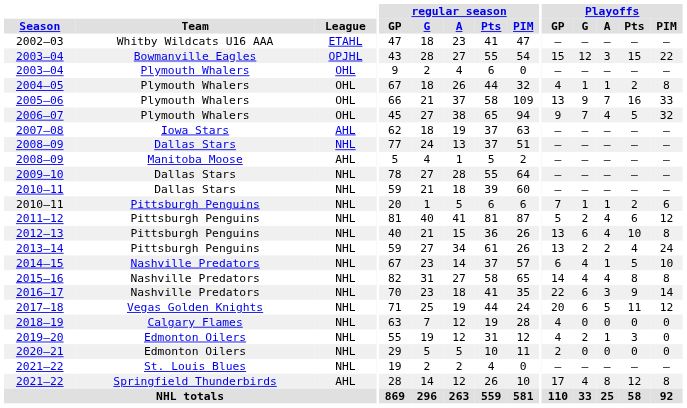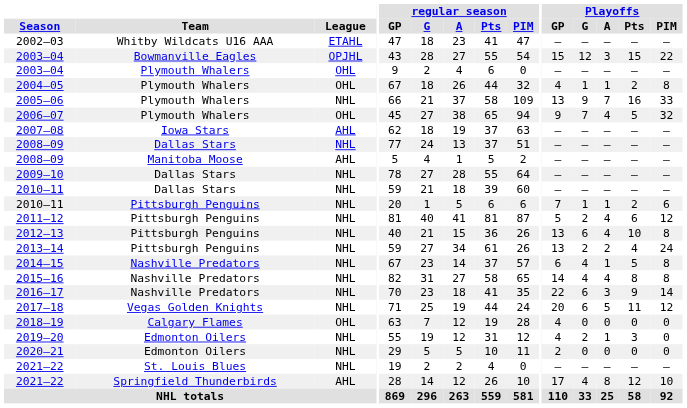(345, 100) OHL -> (345, 100) NHL
(667, 263) 10 -> (667, 263) 8
(345, 322) NHL -> (345, 322) OHL
(667, 381) 8 -> (667, 381) 10
